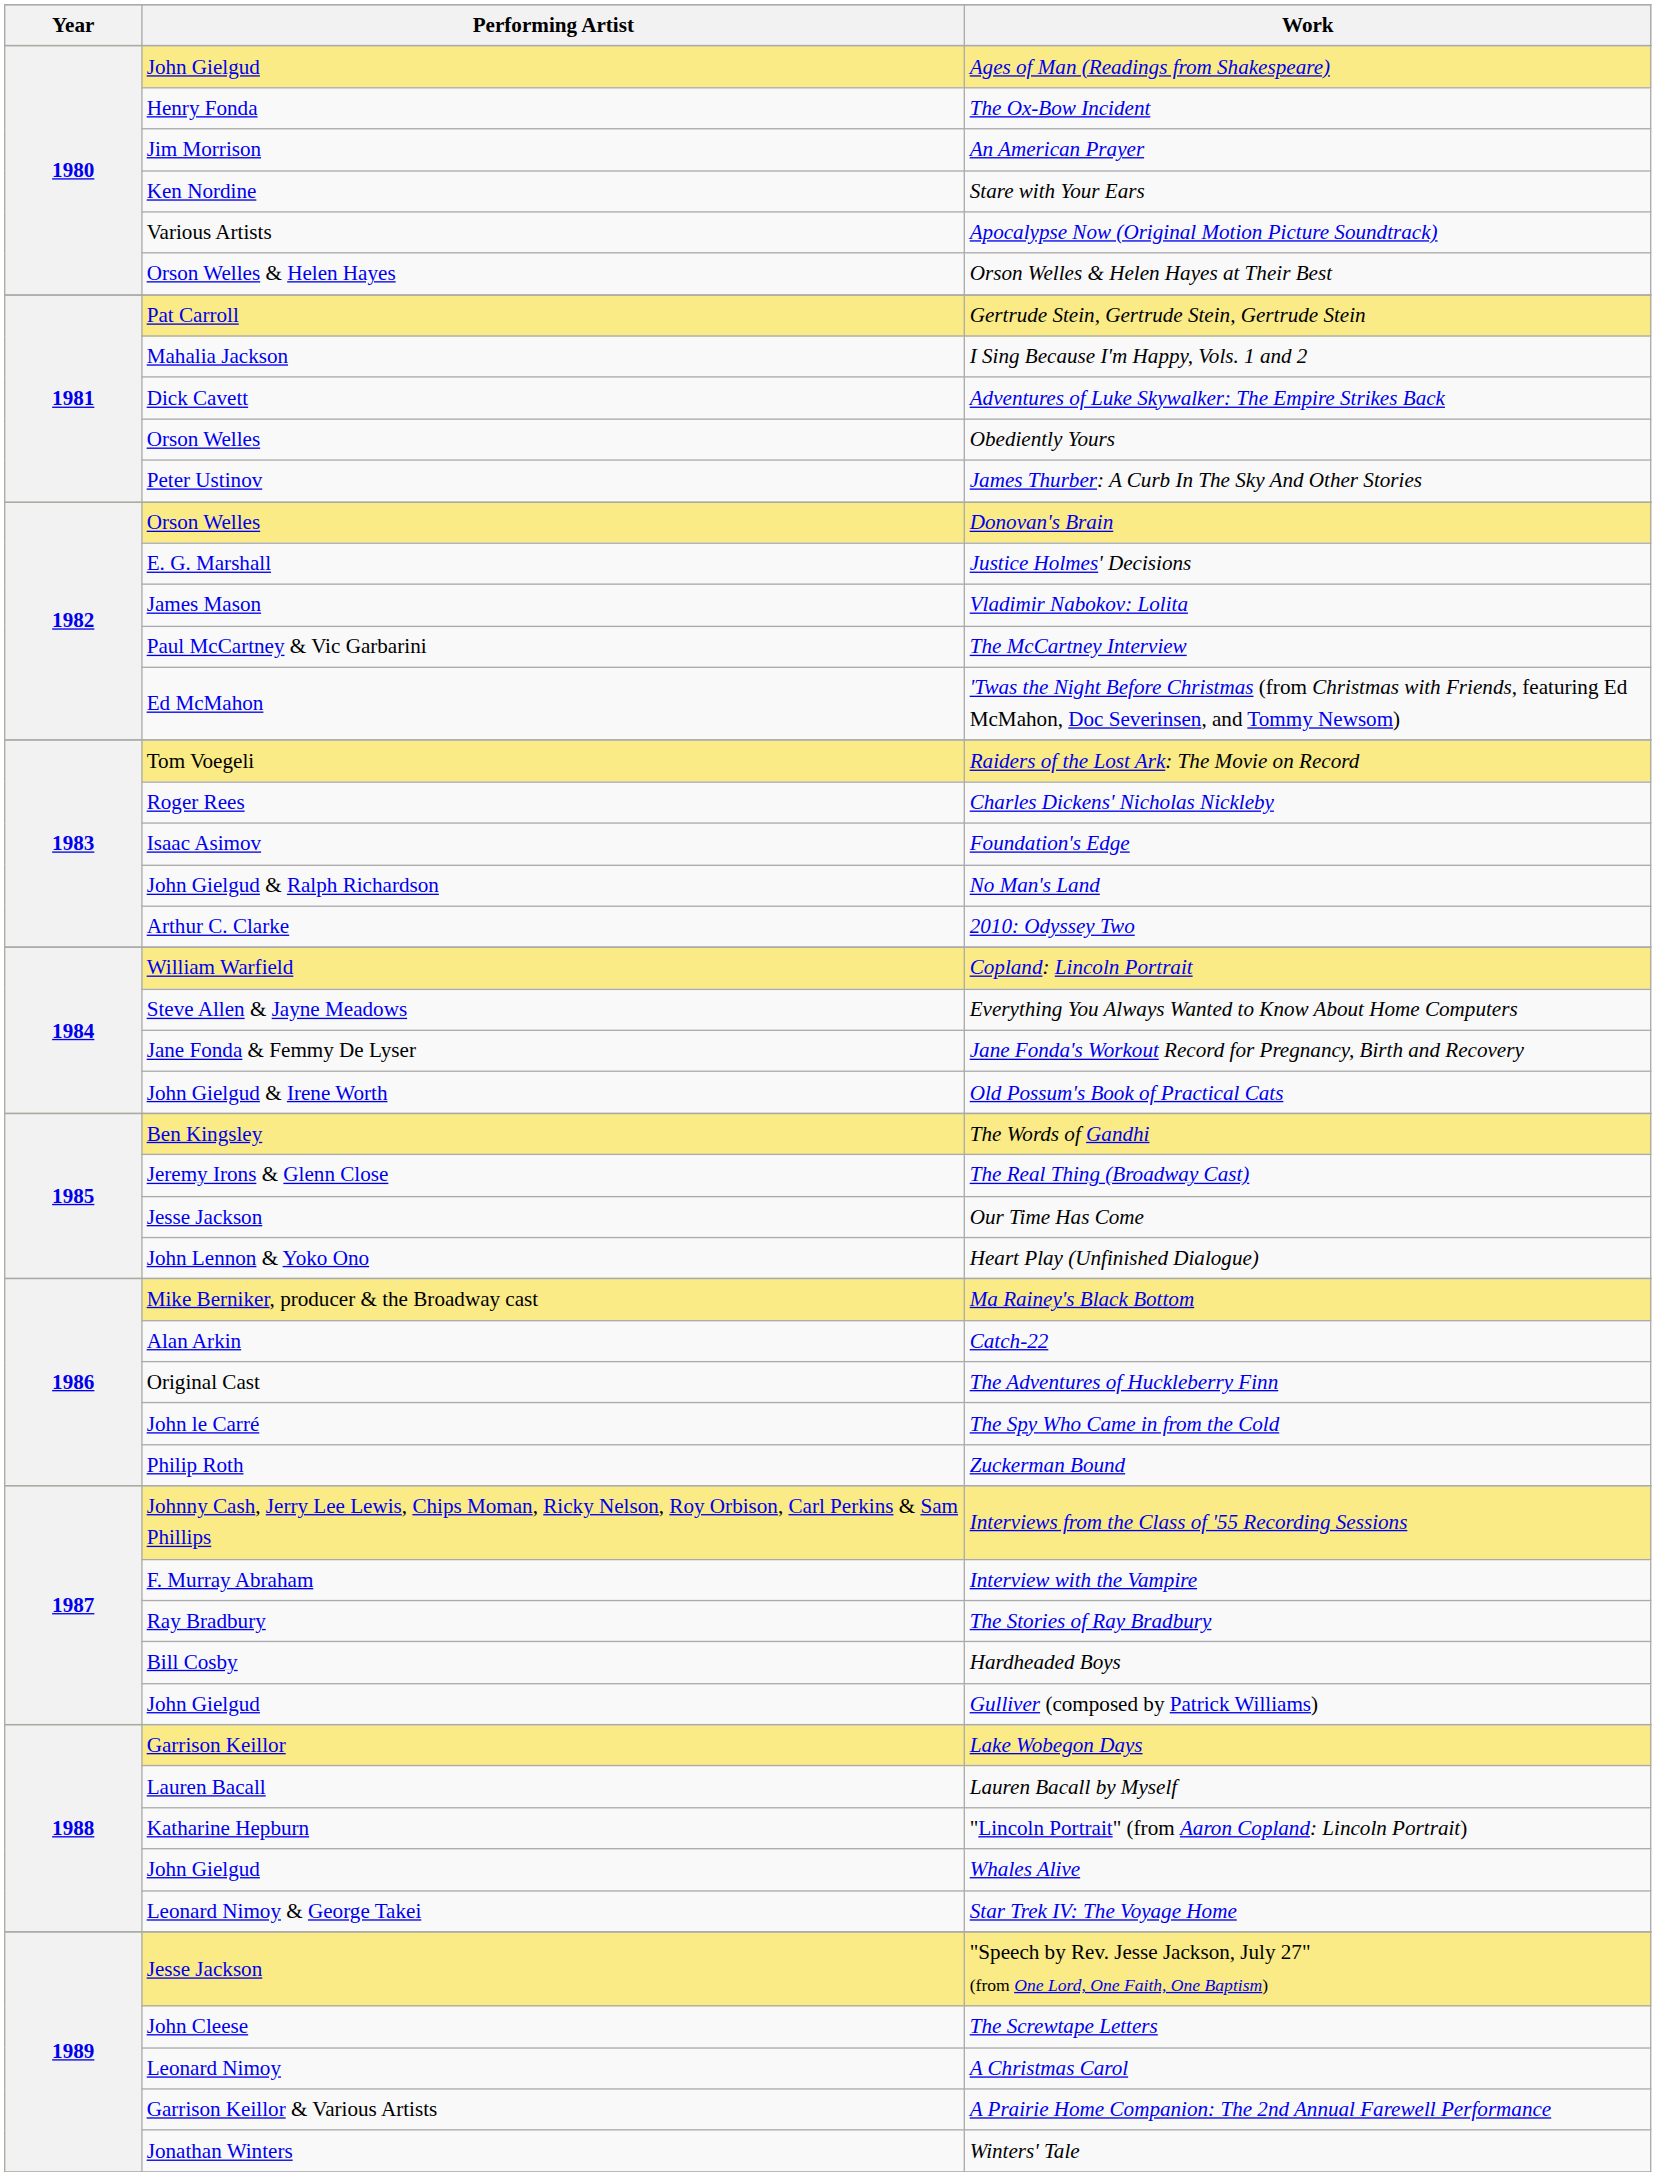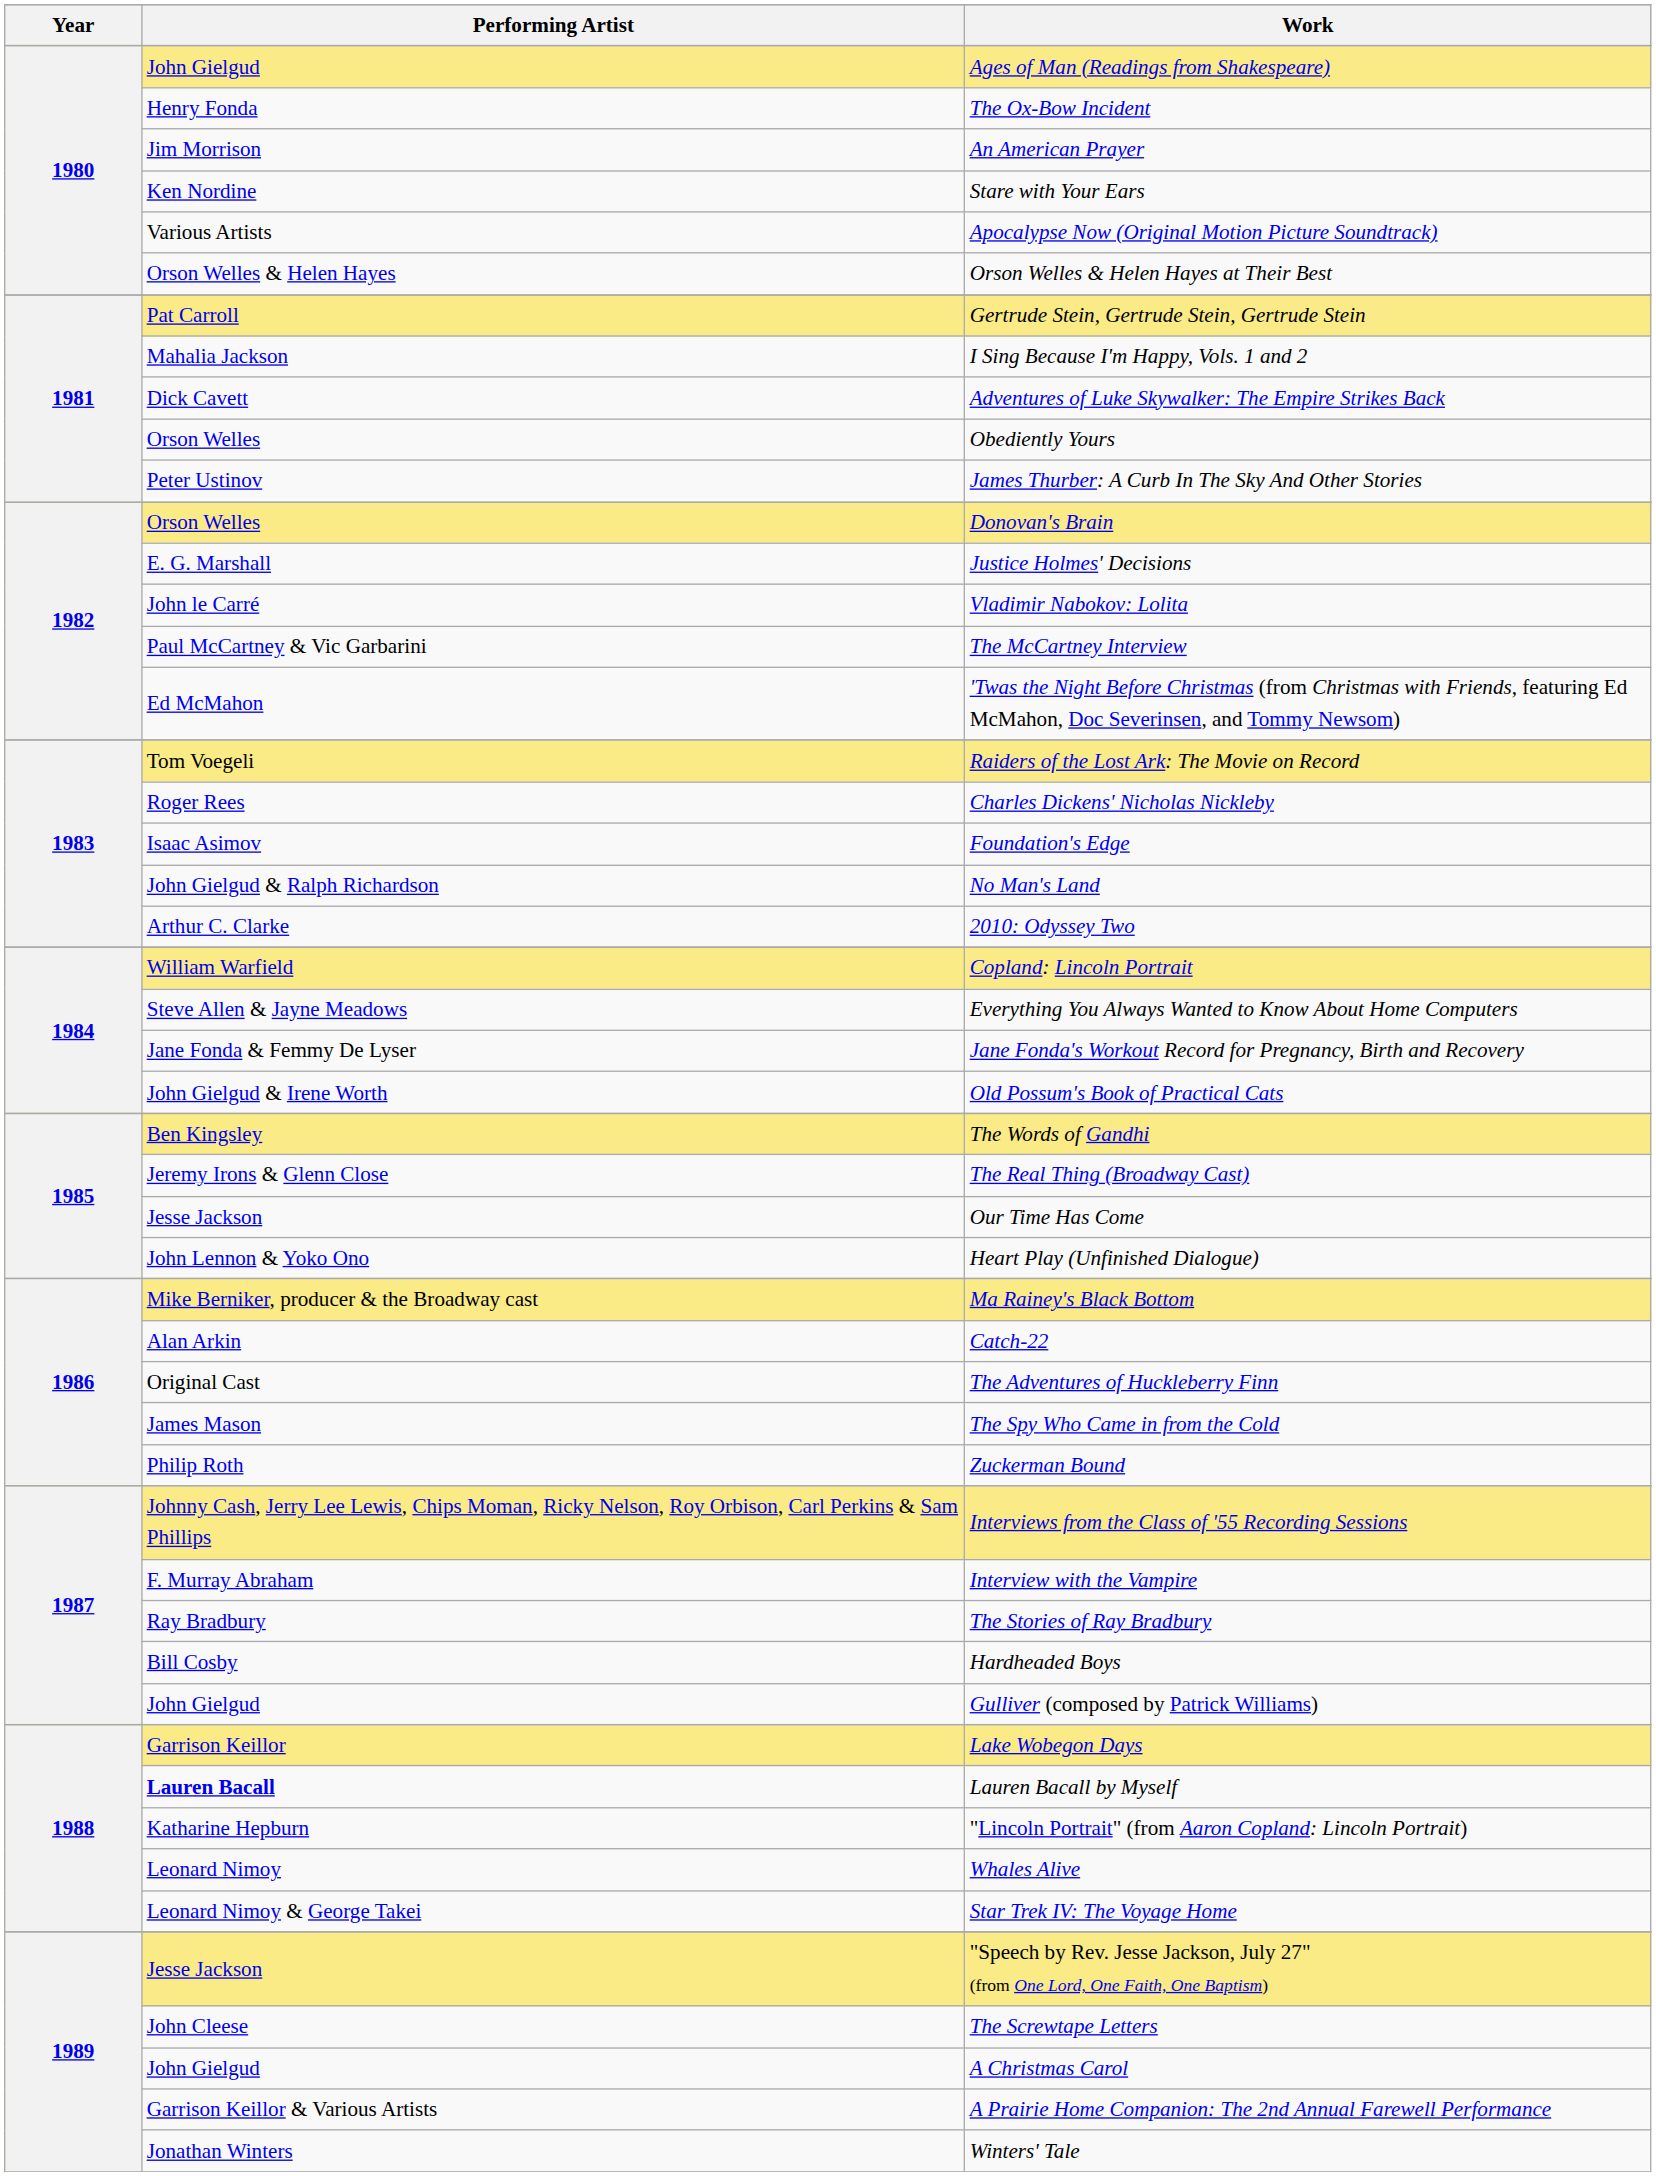(204, 605) James Mason -> (203, 605) John le Carré
(203, 1423) John le Carré -> (204, 1423) James Mason
(206, 1786) normal -> (211, 1786) bold
(203, 1869) John Gielgud -> (214, 1869) Leonard Nimoy
(214, 2068) Leonard Nimoy -> (203, 2068) John Gielgud
